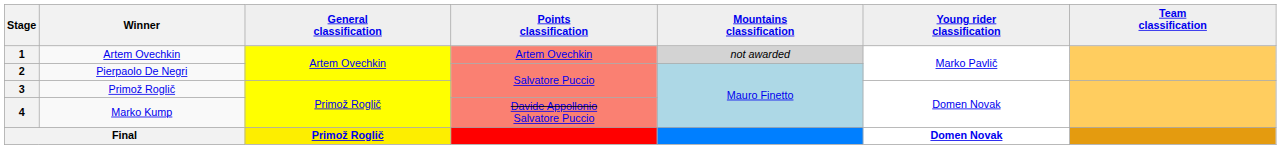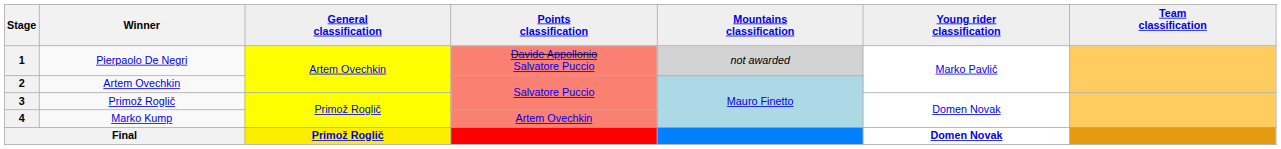(142, 55) Artem Ovechkin -> (142, 61) Pierpaolo De Negri
(554, 55) Artem Ovechkin -> (554, 61) Davide Appollonio Salvatore Puccio
(142, 72) Pierpaolo De Negri -> (142, 84) Artem Ovechkin
(554, 113) Davide Appollonio Salvatore Puccio -> (554, 119) Artem Ovechkin
